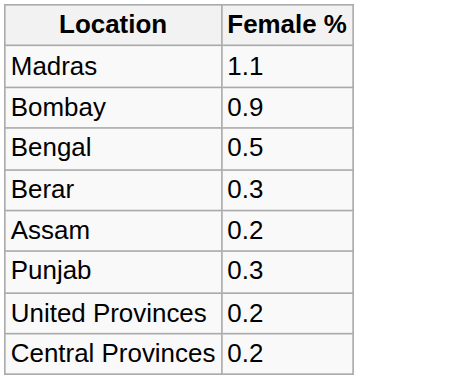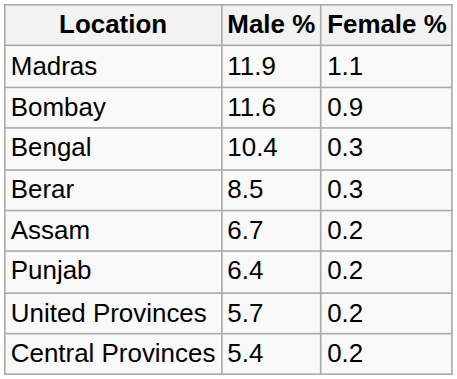+ column: (271, 25)
(245, 148) 0.5 -> (345, 148) 0.3
(245, 271) 0.3 -> (345, 271) 0.2
